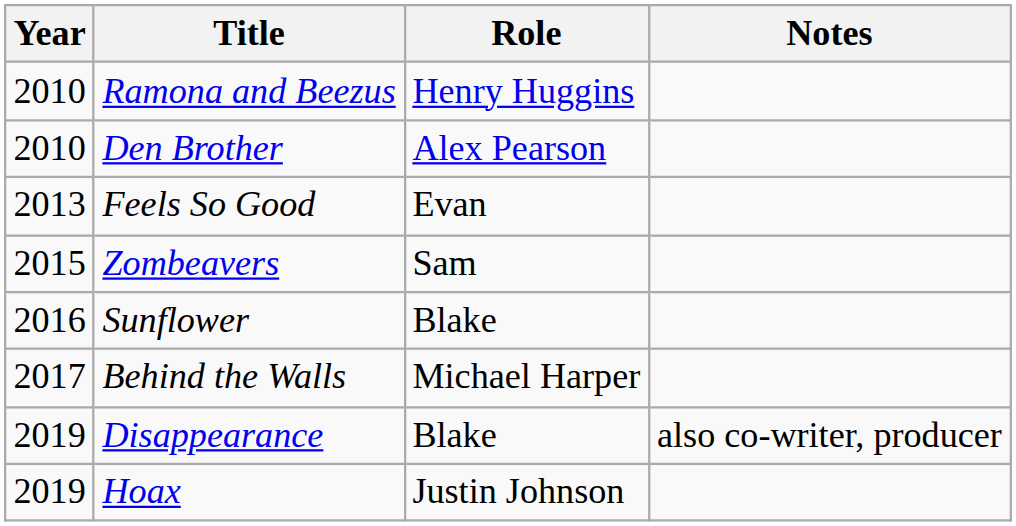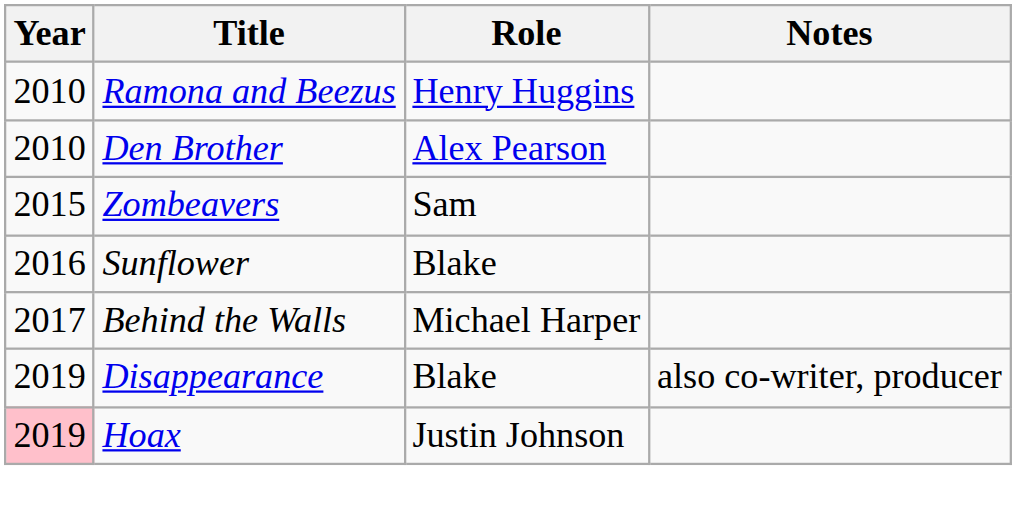- row: (209, 205)
(50, 491) no background -> (50, 434) pink background
